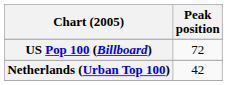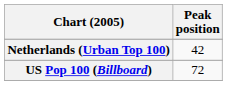rows swapped: (89, 70) <-> (89, 49)
